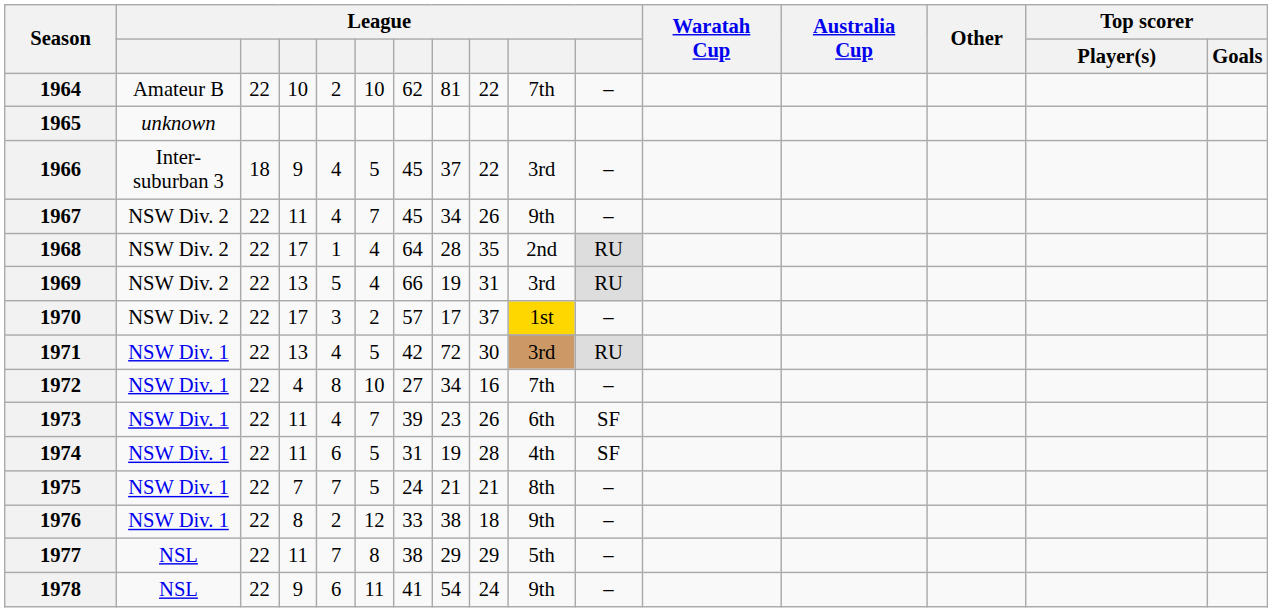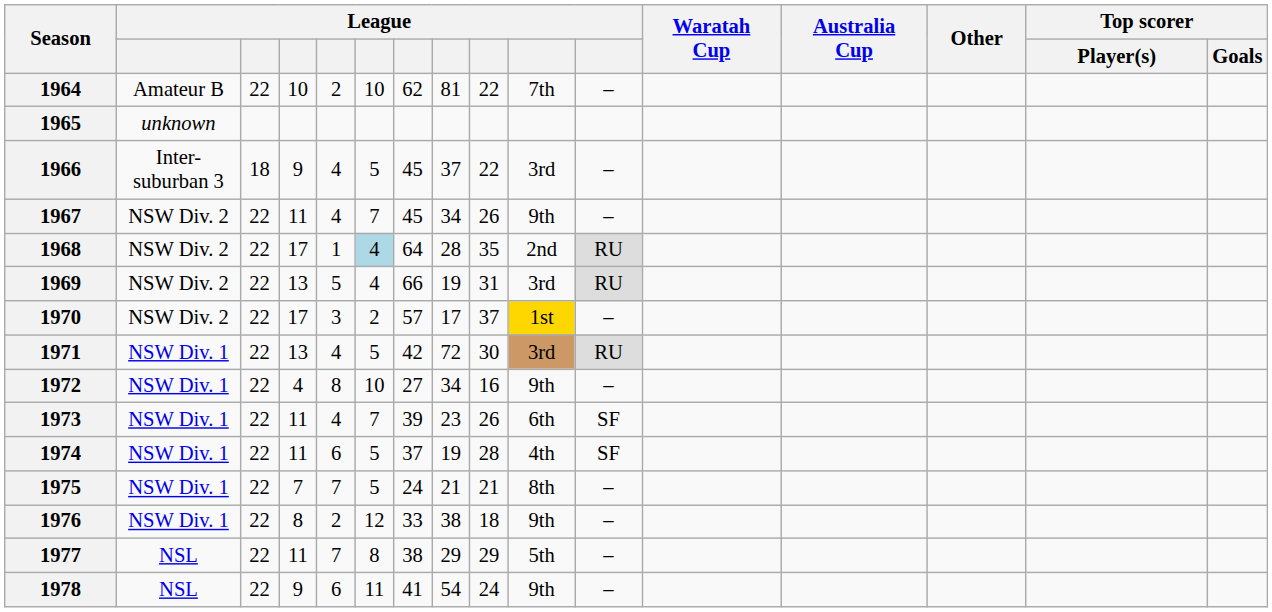(374, 249) no background -> (374, 249) lightblue background
(542, 385) 7th -> (542, 385) 9th
(413, 453) 31 -> (413, 453) 37
